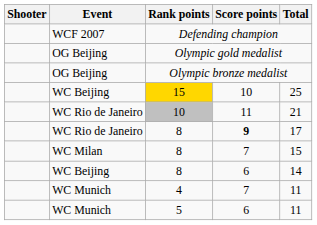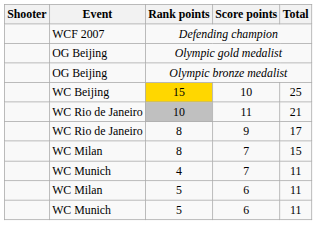(246, 131) bold -> (246, 131) normal
- row: (81, 170)
+ row: (77, 190)
